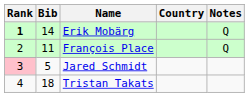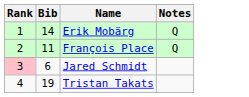- column: (182, 13)
(20, 31) bold -> (20, 31) normal
(48, 66) 5 -> (48, 66) 6
(48, 84) 18 -> (48, 84) 19
